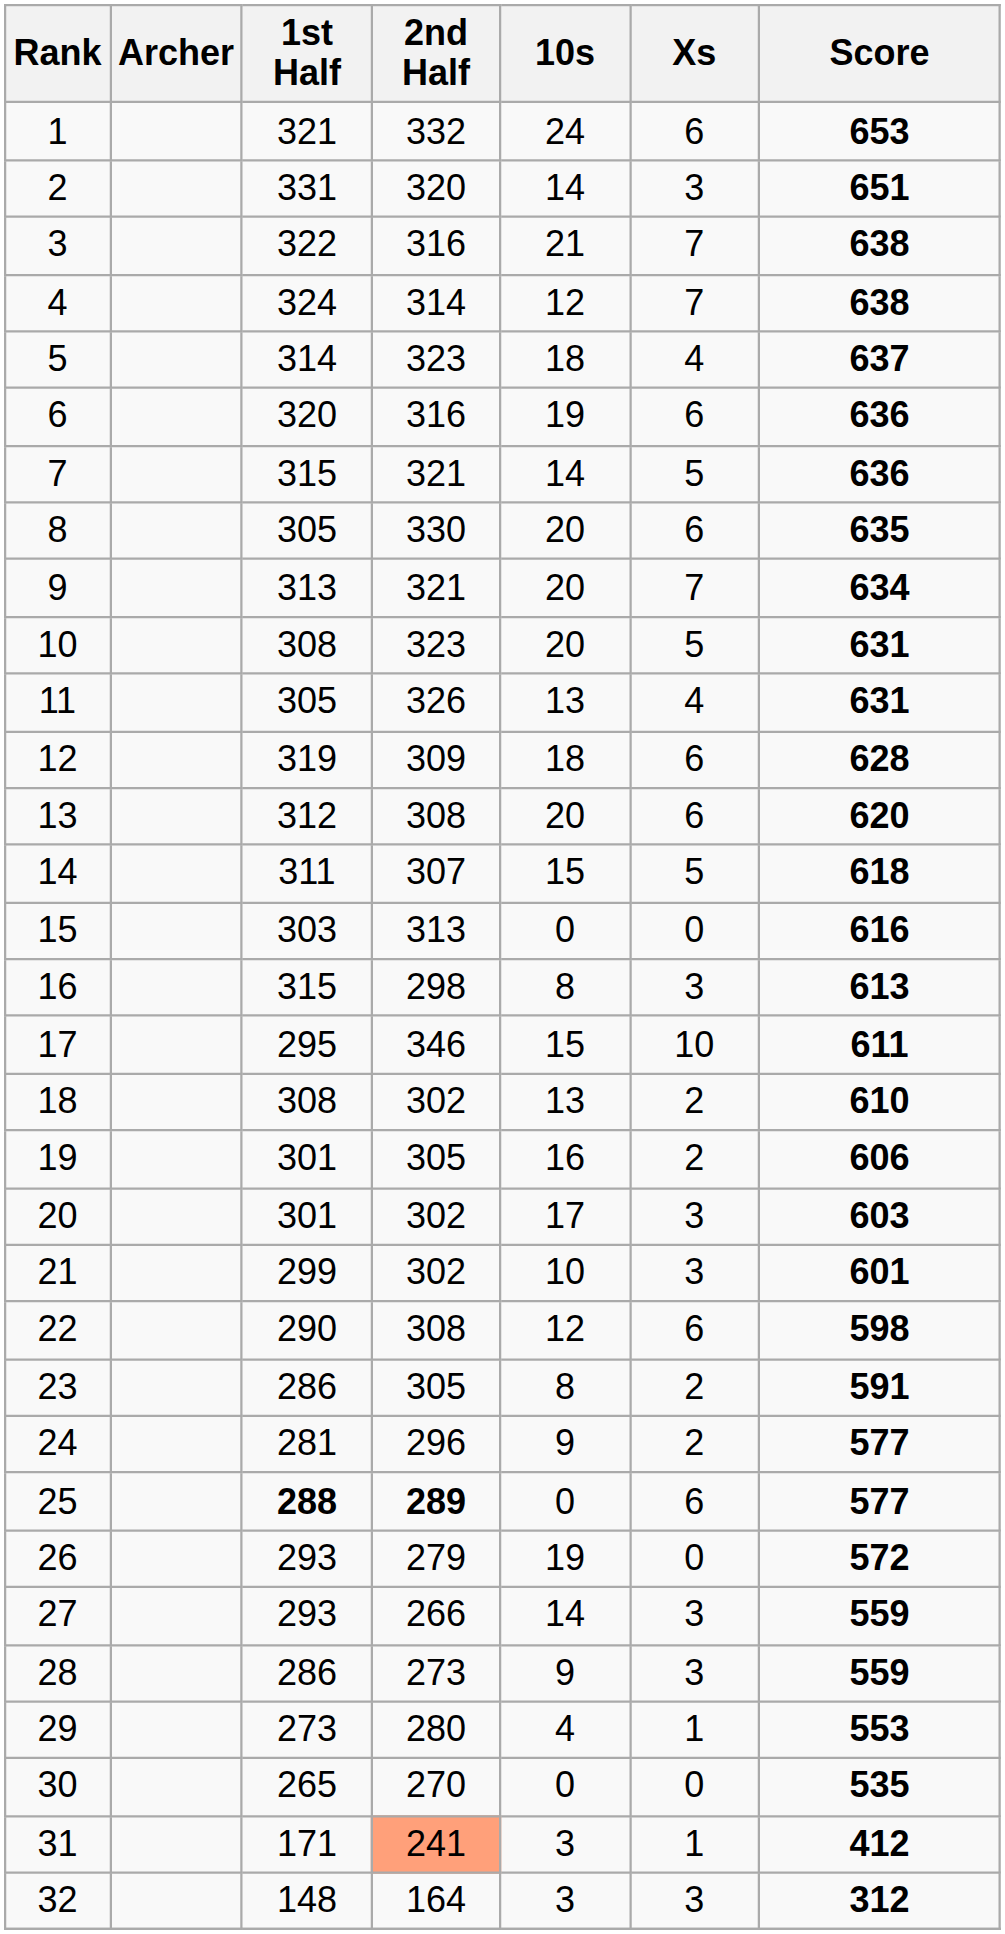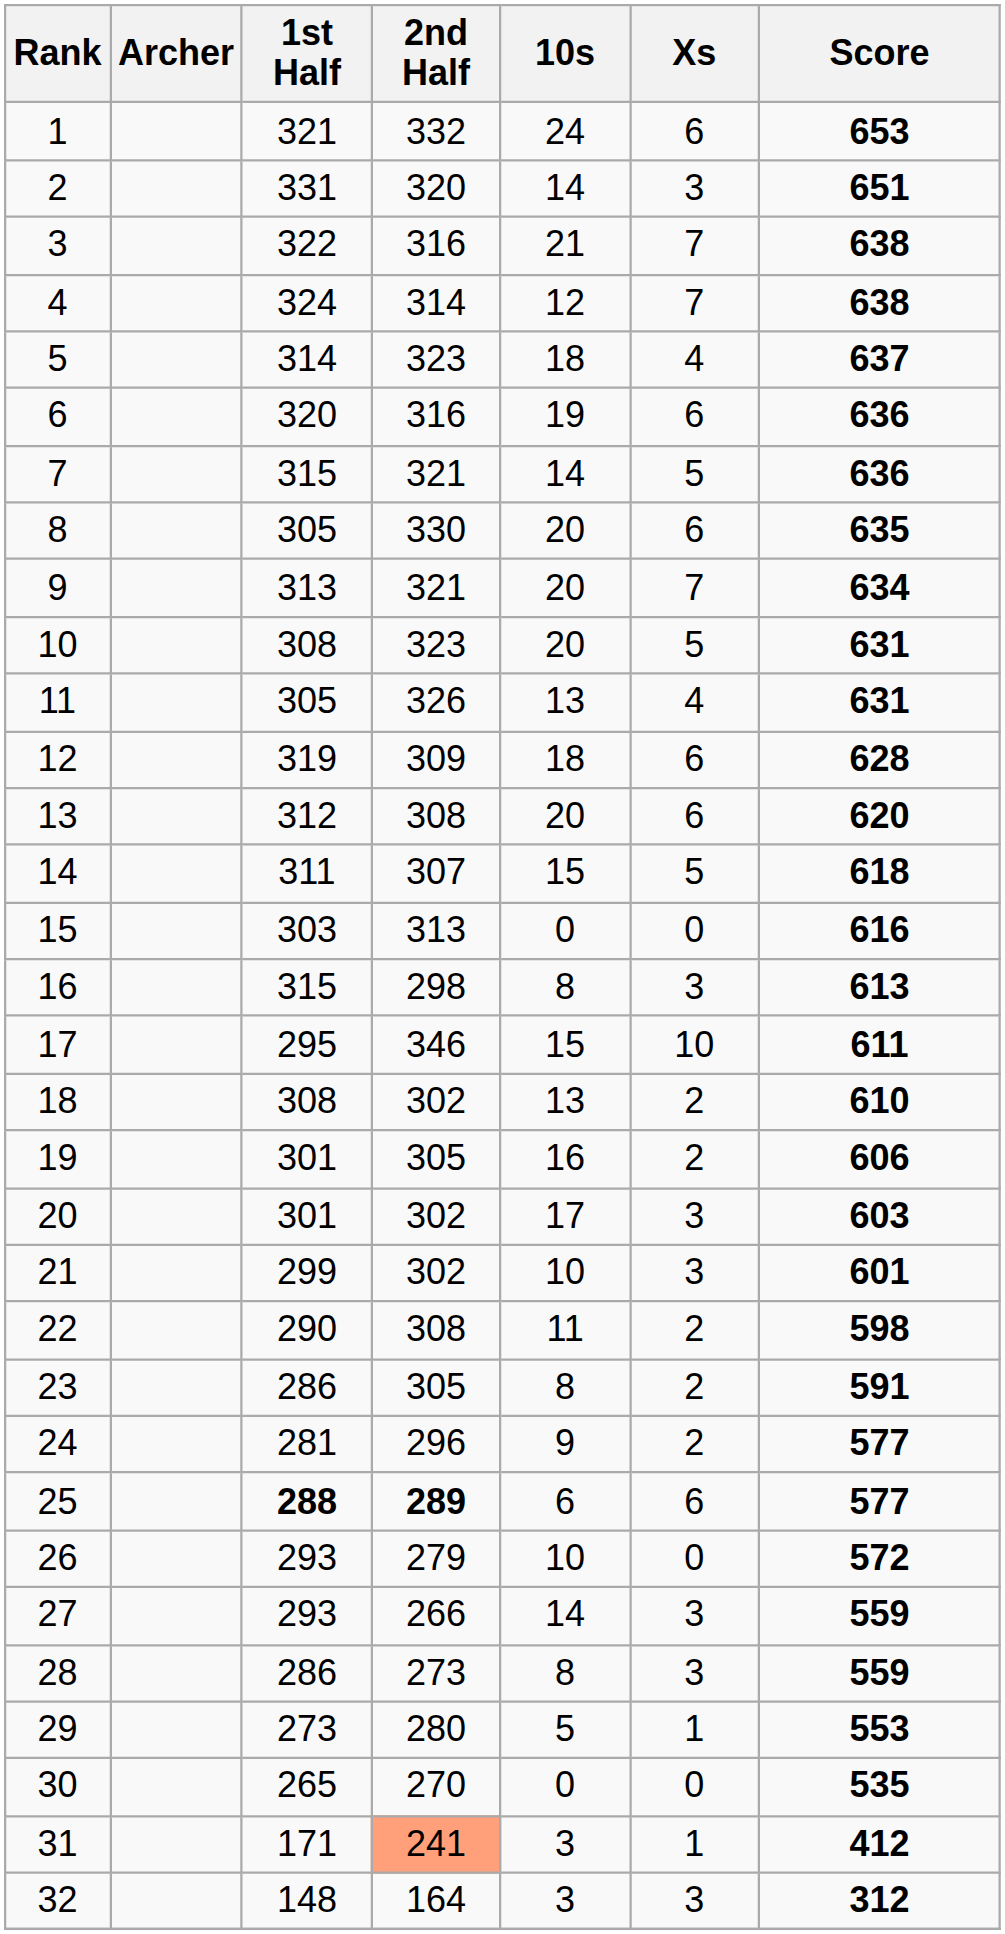(565, 1329) 12 -> (565, 1329) 11
(694, 1329) 6 -> (694, 1329) 2
(565, 1500) 0 -> (565, 1500) 6
(565, 1557) 19 -> (565, 1557) 10
(565, 1672) 9 -> (565, 1672) 8
(565, 1729) 4 -> (565, 1729) 5
